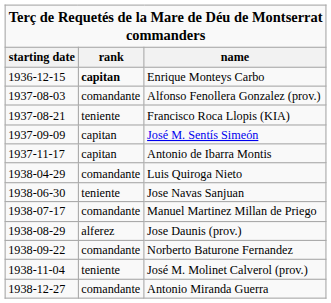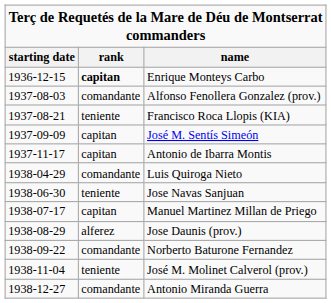(111, 211) comandante -> (99, 211) capitan
